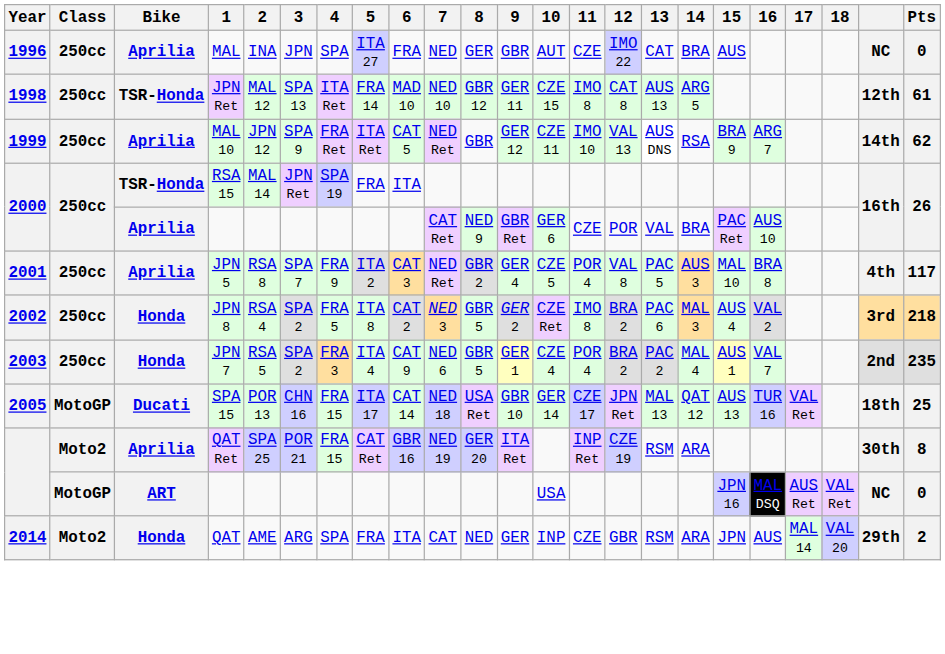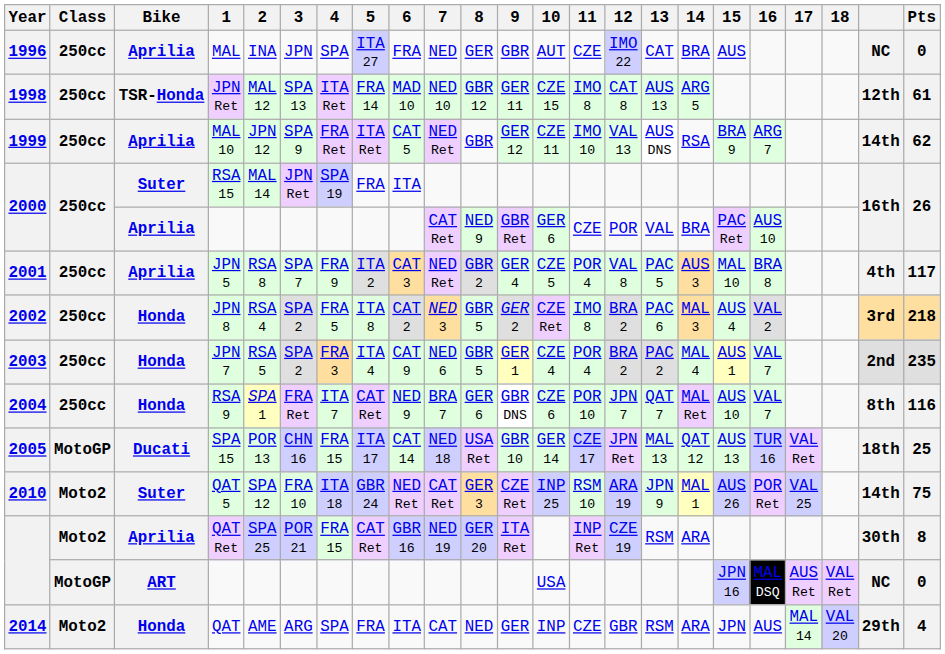(162, 185) TSR-Honda -> (162, 185) Suter
+ row: (27, 406)
+ row: (27, 494)
(922, 538) 2 -> (922, 626) 4
